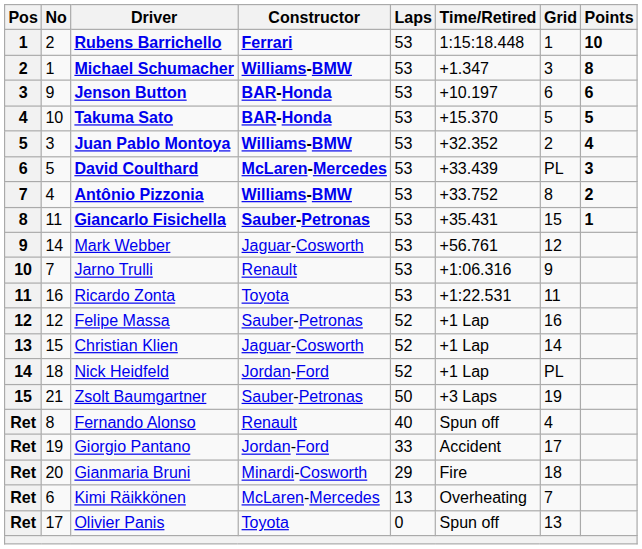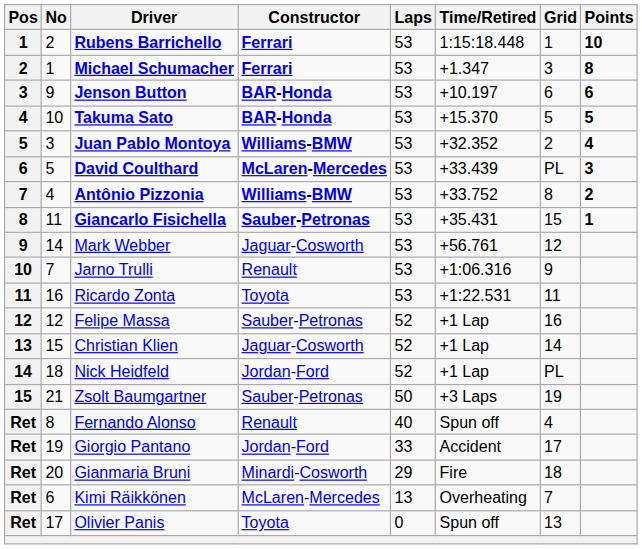(297, 67) Williams-BMW -> (267, 67) Ferrari
